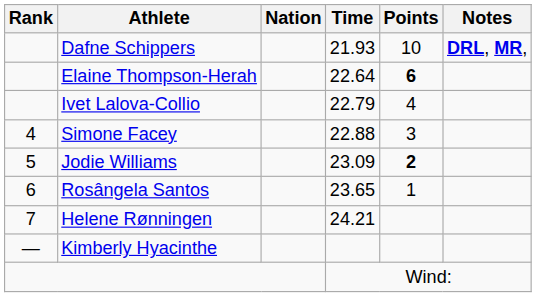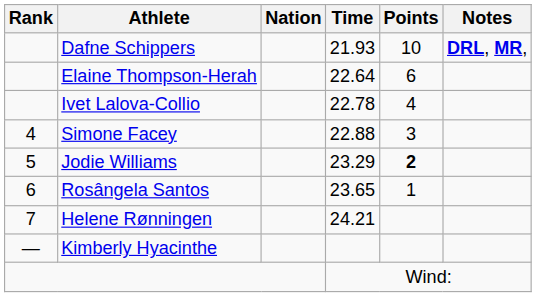(411, 76) bold -> (411, 76) normal
(352, 104) 22.79 -> (352, 104) 22.78
(352, 162) 23.09 -> (352, 162) 23.29
